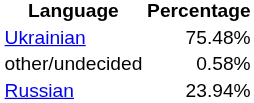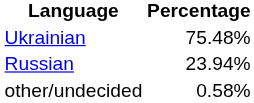rows swapped: (39, 90) <-> (73, 64)
